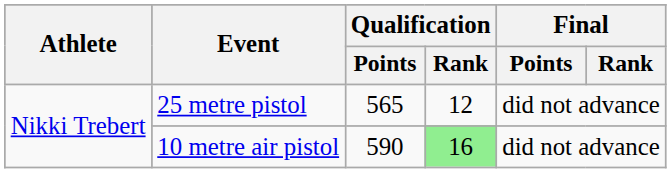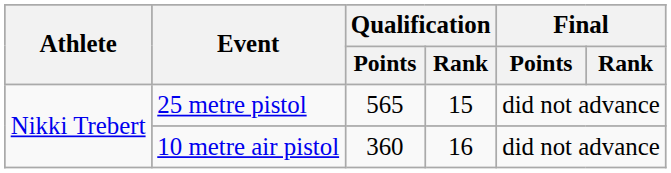(461, 105) 12 -> (461, 105) 15
(385, 146) 590 -> (385, 146) 360
(461, 146) lightgreen background -> (461, 146) no background
